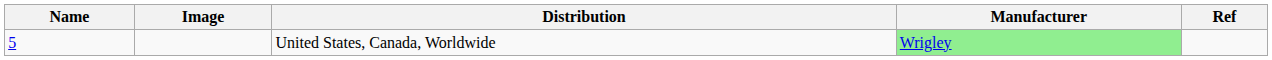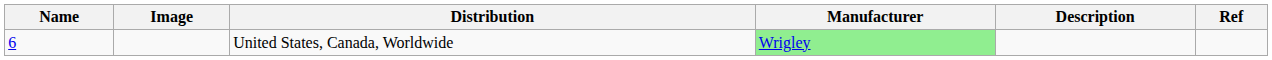+ column: (1095, 17)
(12, 42) 5 -> (12, 42) 6
